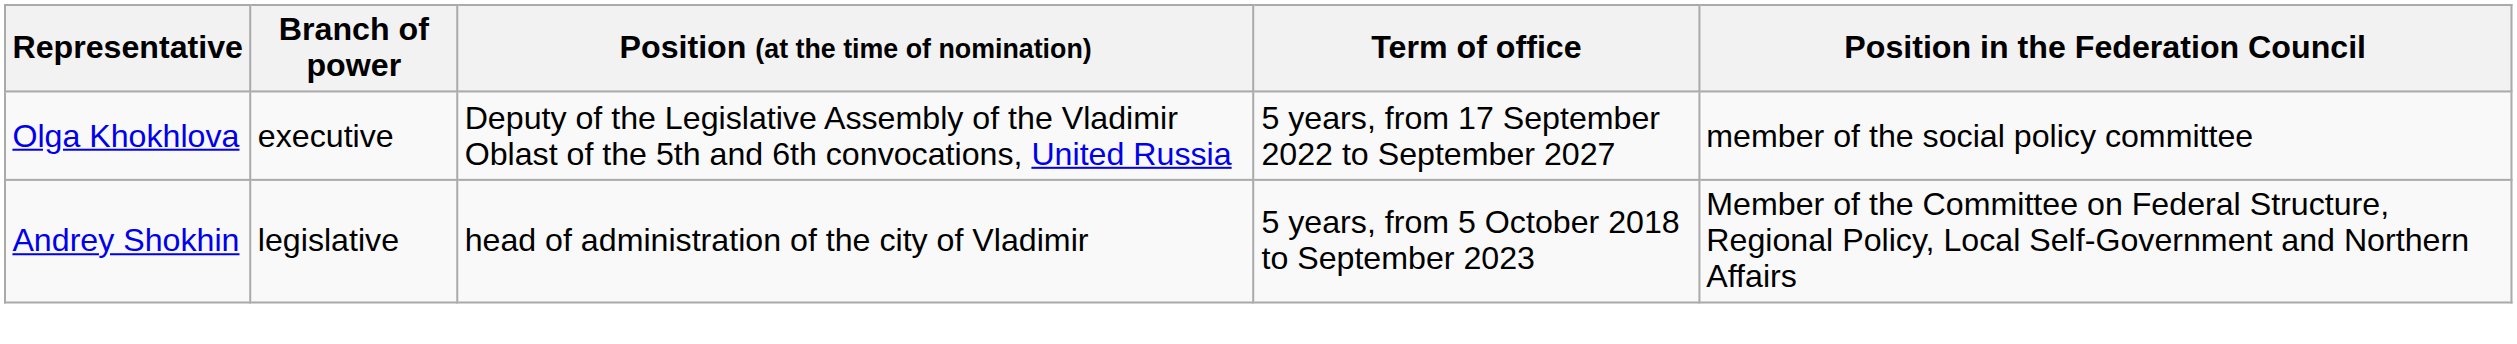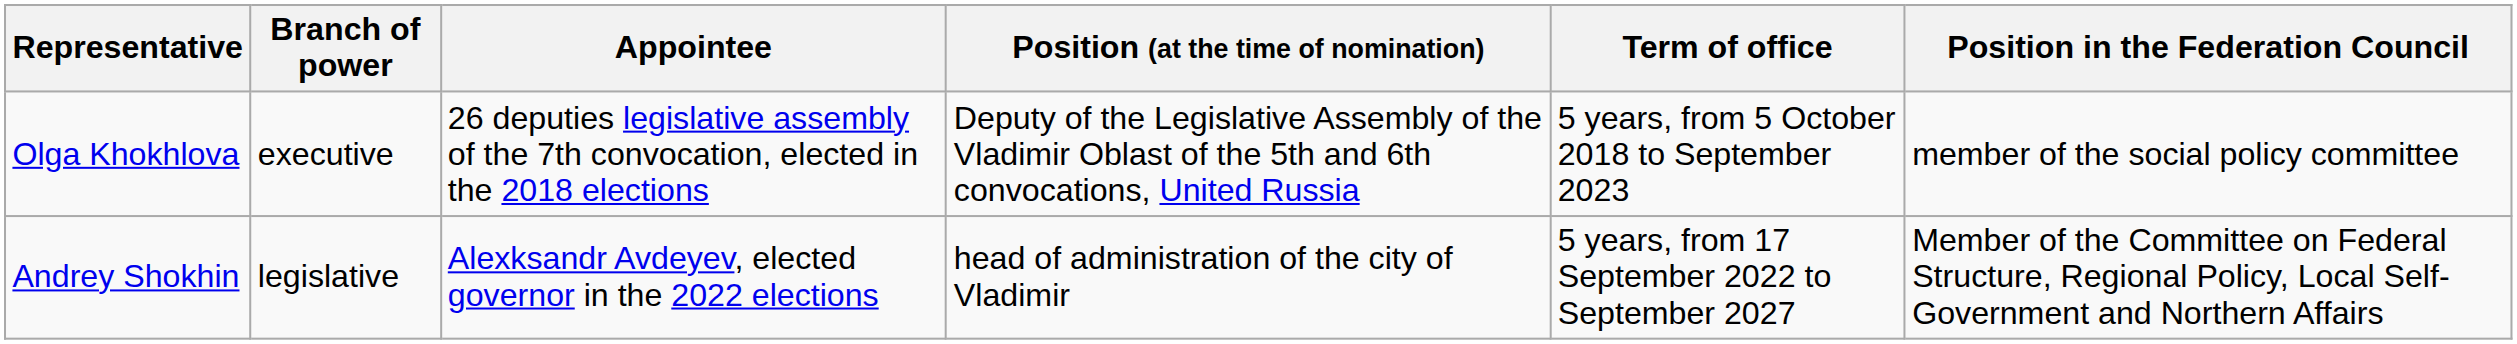+ column: (693, 48)
(1461, 135) 5 years, from 17 September 2022 to September 2027 -> (1727, 153) 5 years, from 5 October 2018 to September 2023
(1471, 240) 5 years, from 5 October 2018 to September 2023 -> (1695, 276) 5 years, from 17 September 2022 to September 2027
